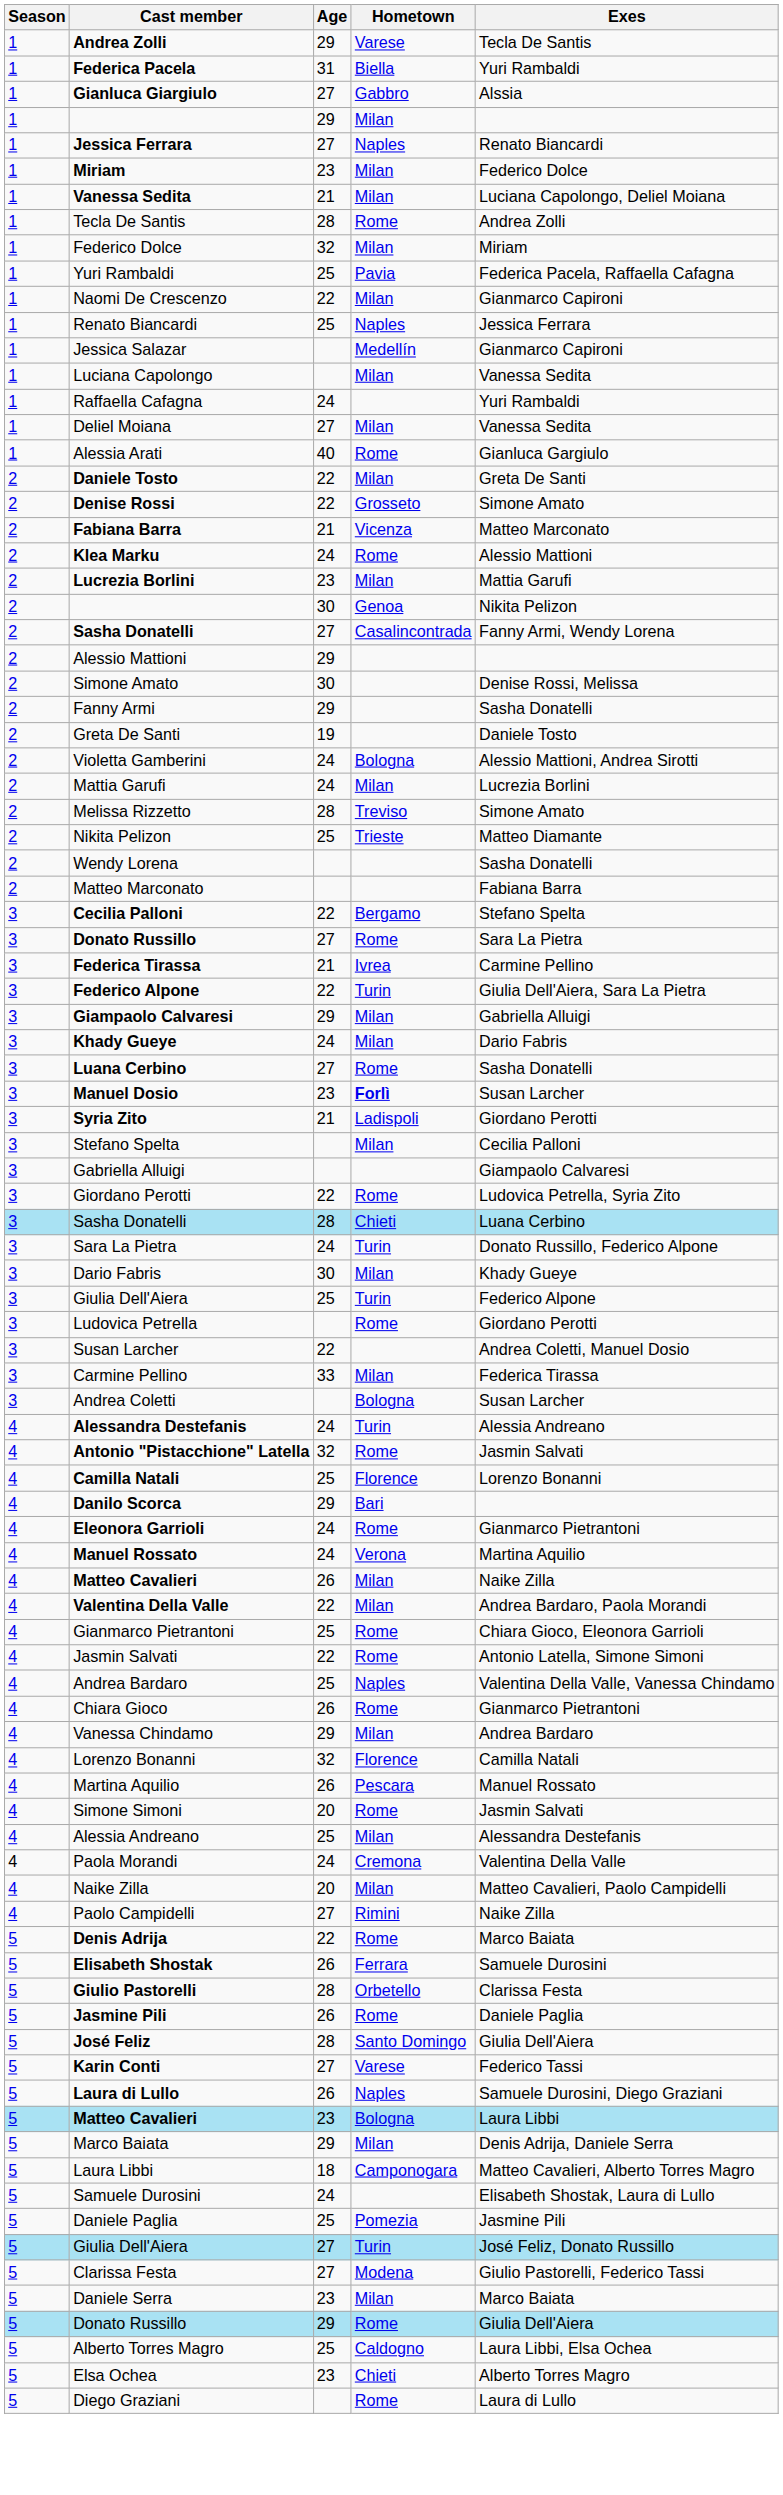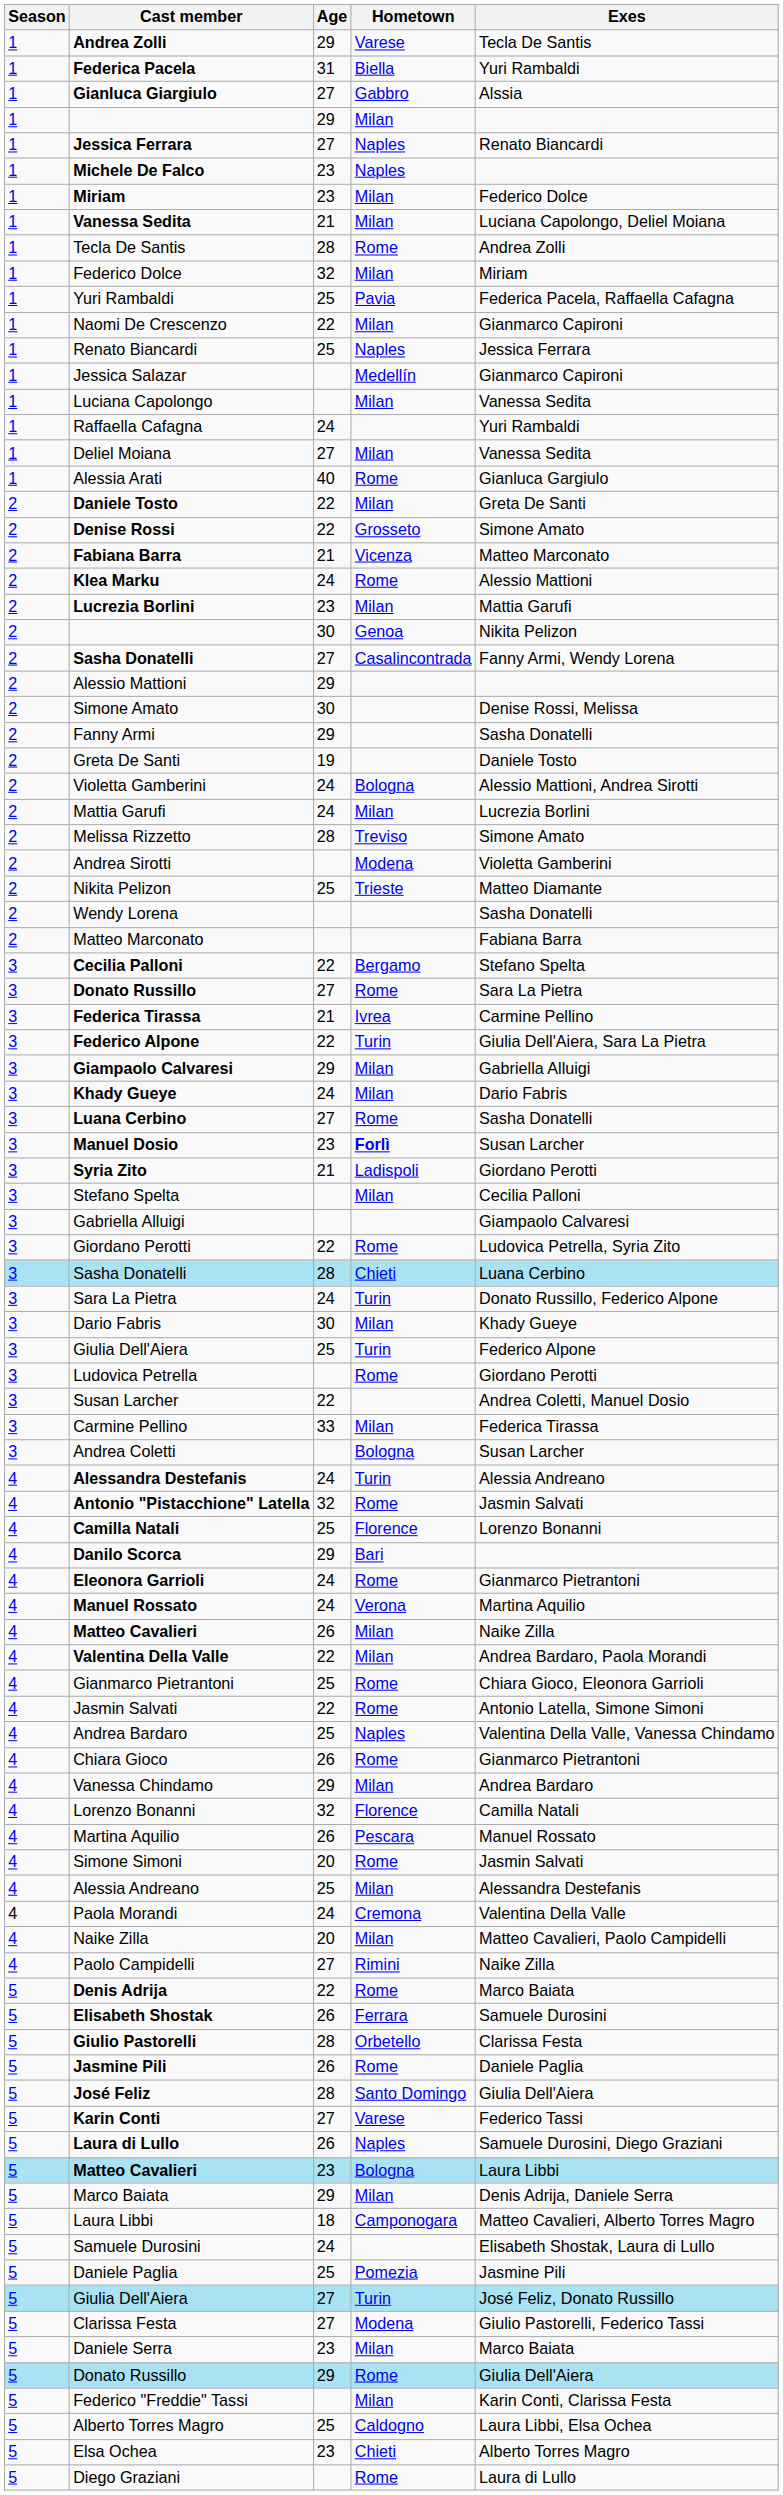+ row: (139, 171)
+ row: (122, 863)
+ row: (160, 2400)
